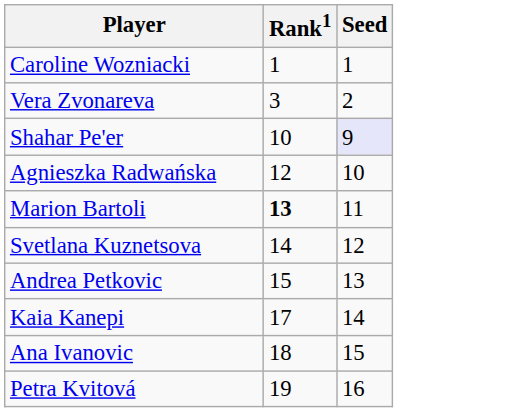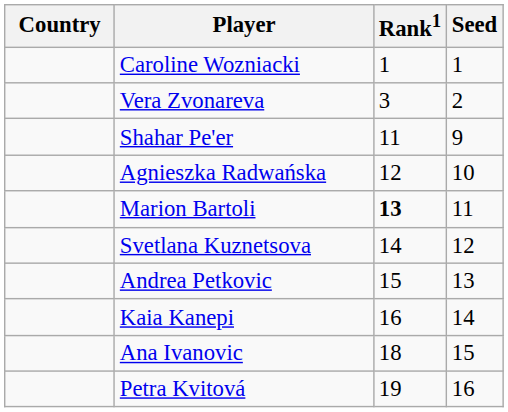+ column: (60, 25)
(280, 136) 10 -> (390, 136) 11
(348, 136) lavender background -> (457, 136) no background
(280, 316) 17 -> (390, 316) 16
